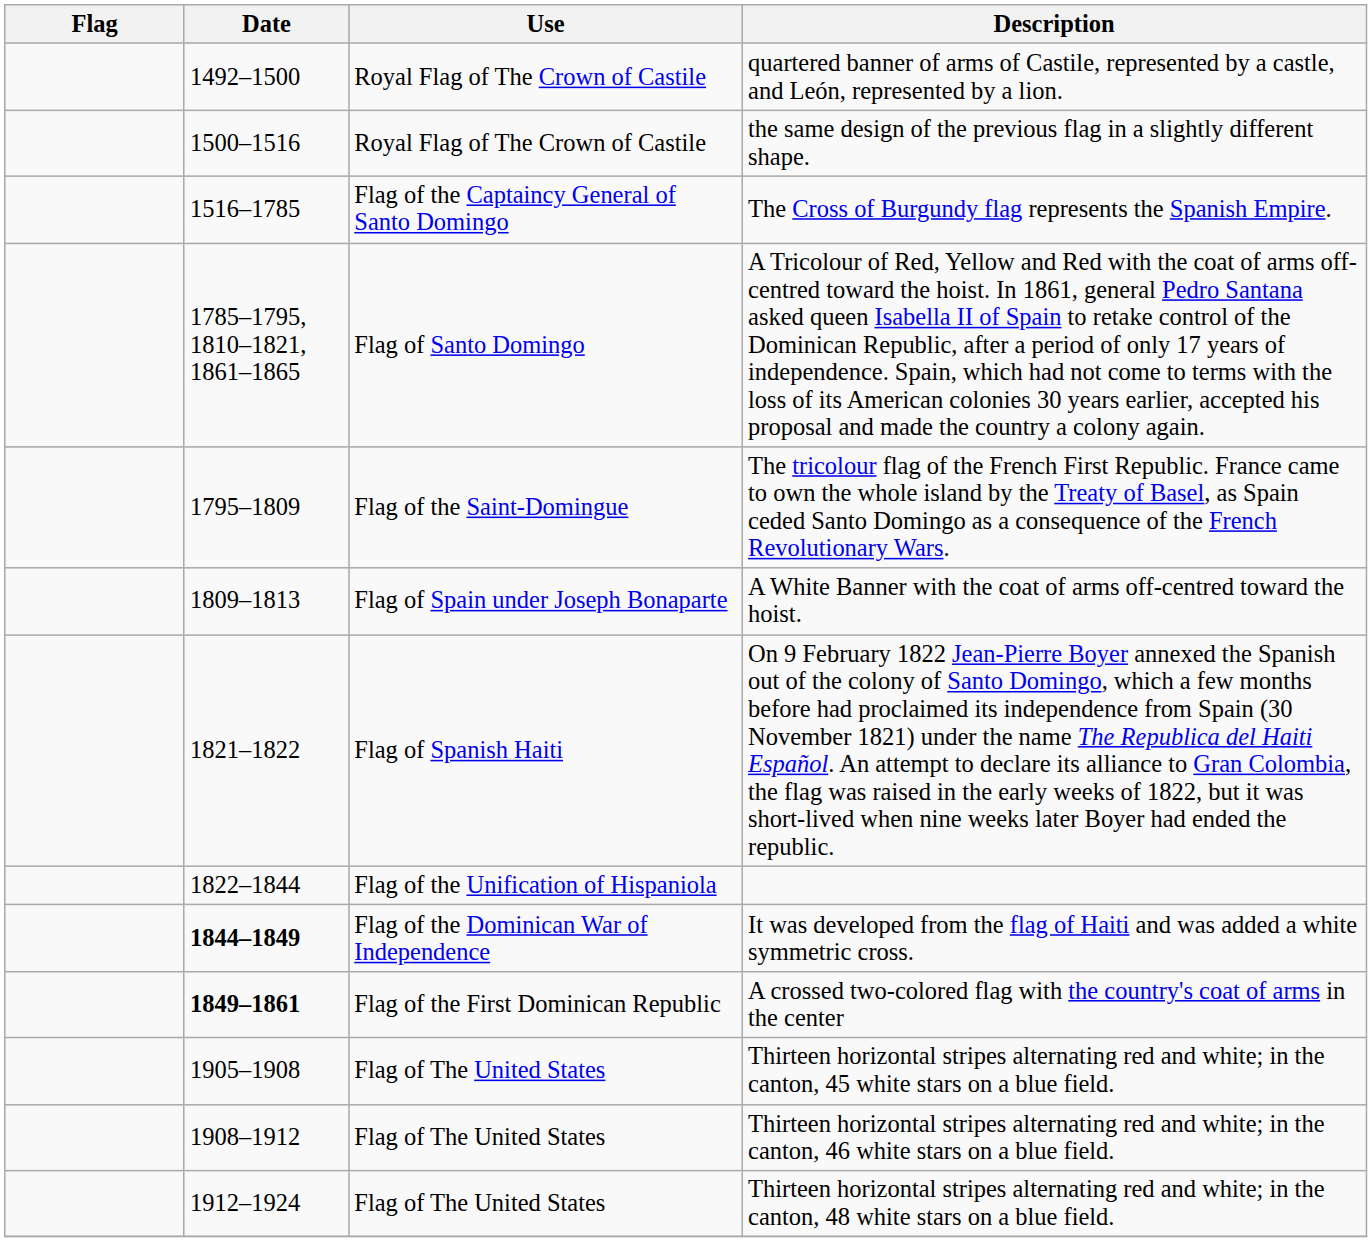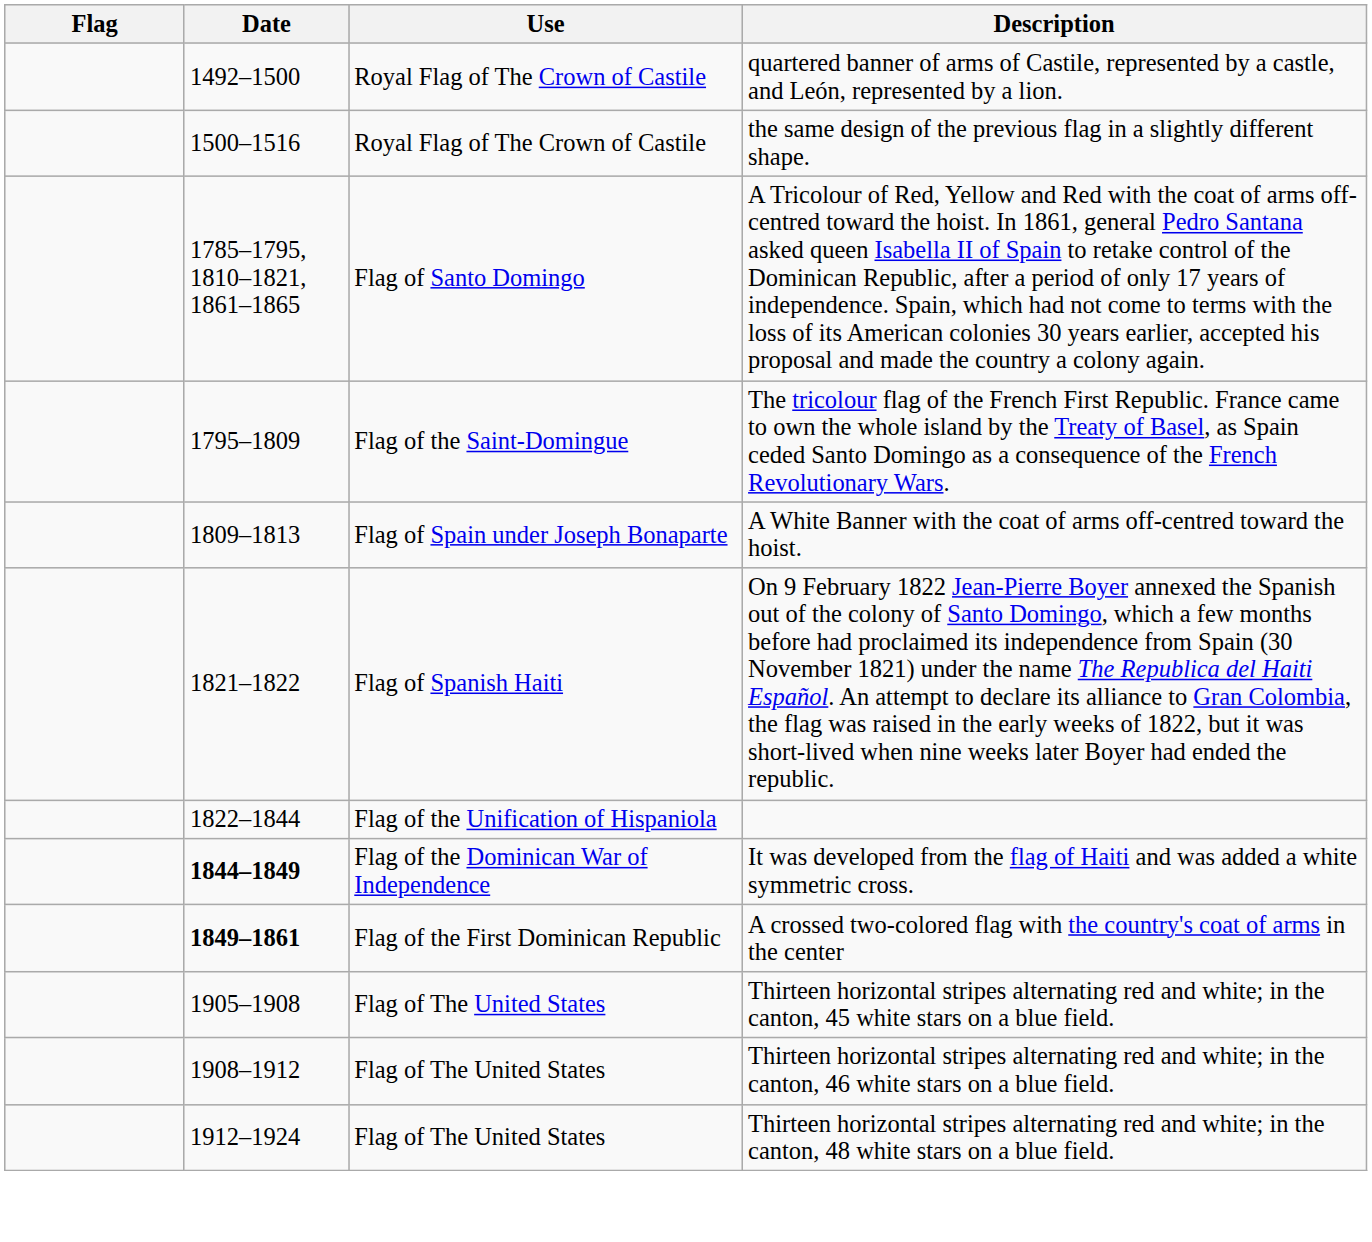- row: (245, 209)
